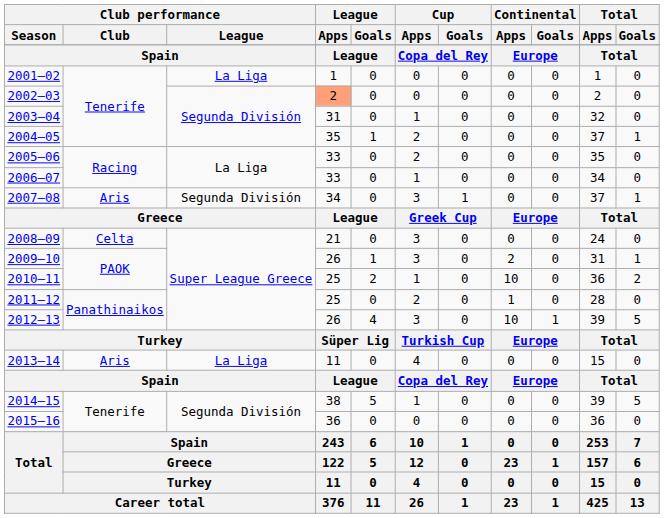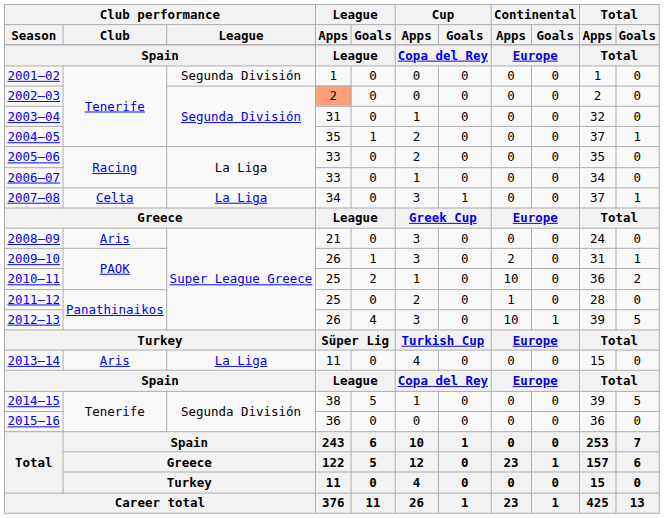(241, 76) La Liga -> (241, 76) Segunda División
(115, 198) Aris -> (115, 198) Celta
(241, 198) Segunda División -> (241, 198) La Liga
(115, 238) Celta -> (115, 238) Aris
